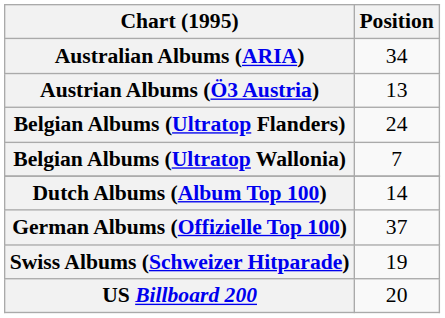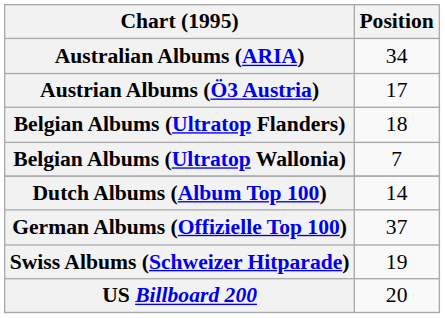(397, 90) 13 -> (397, 90) 17
(397, 124) 24 -> (397, 124) 18
